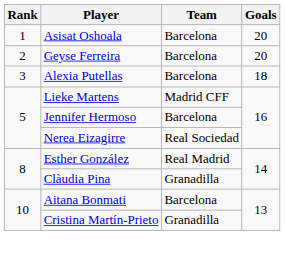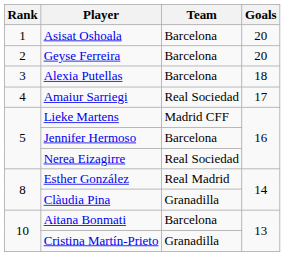+ row: (86, 96)
